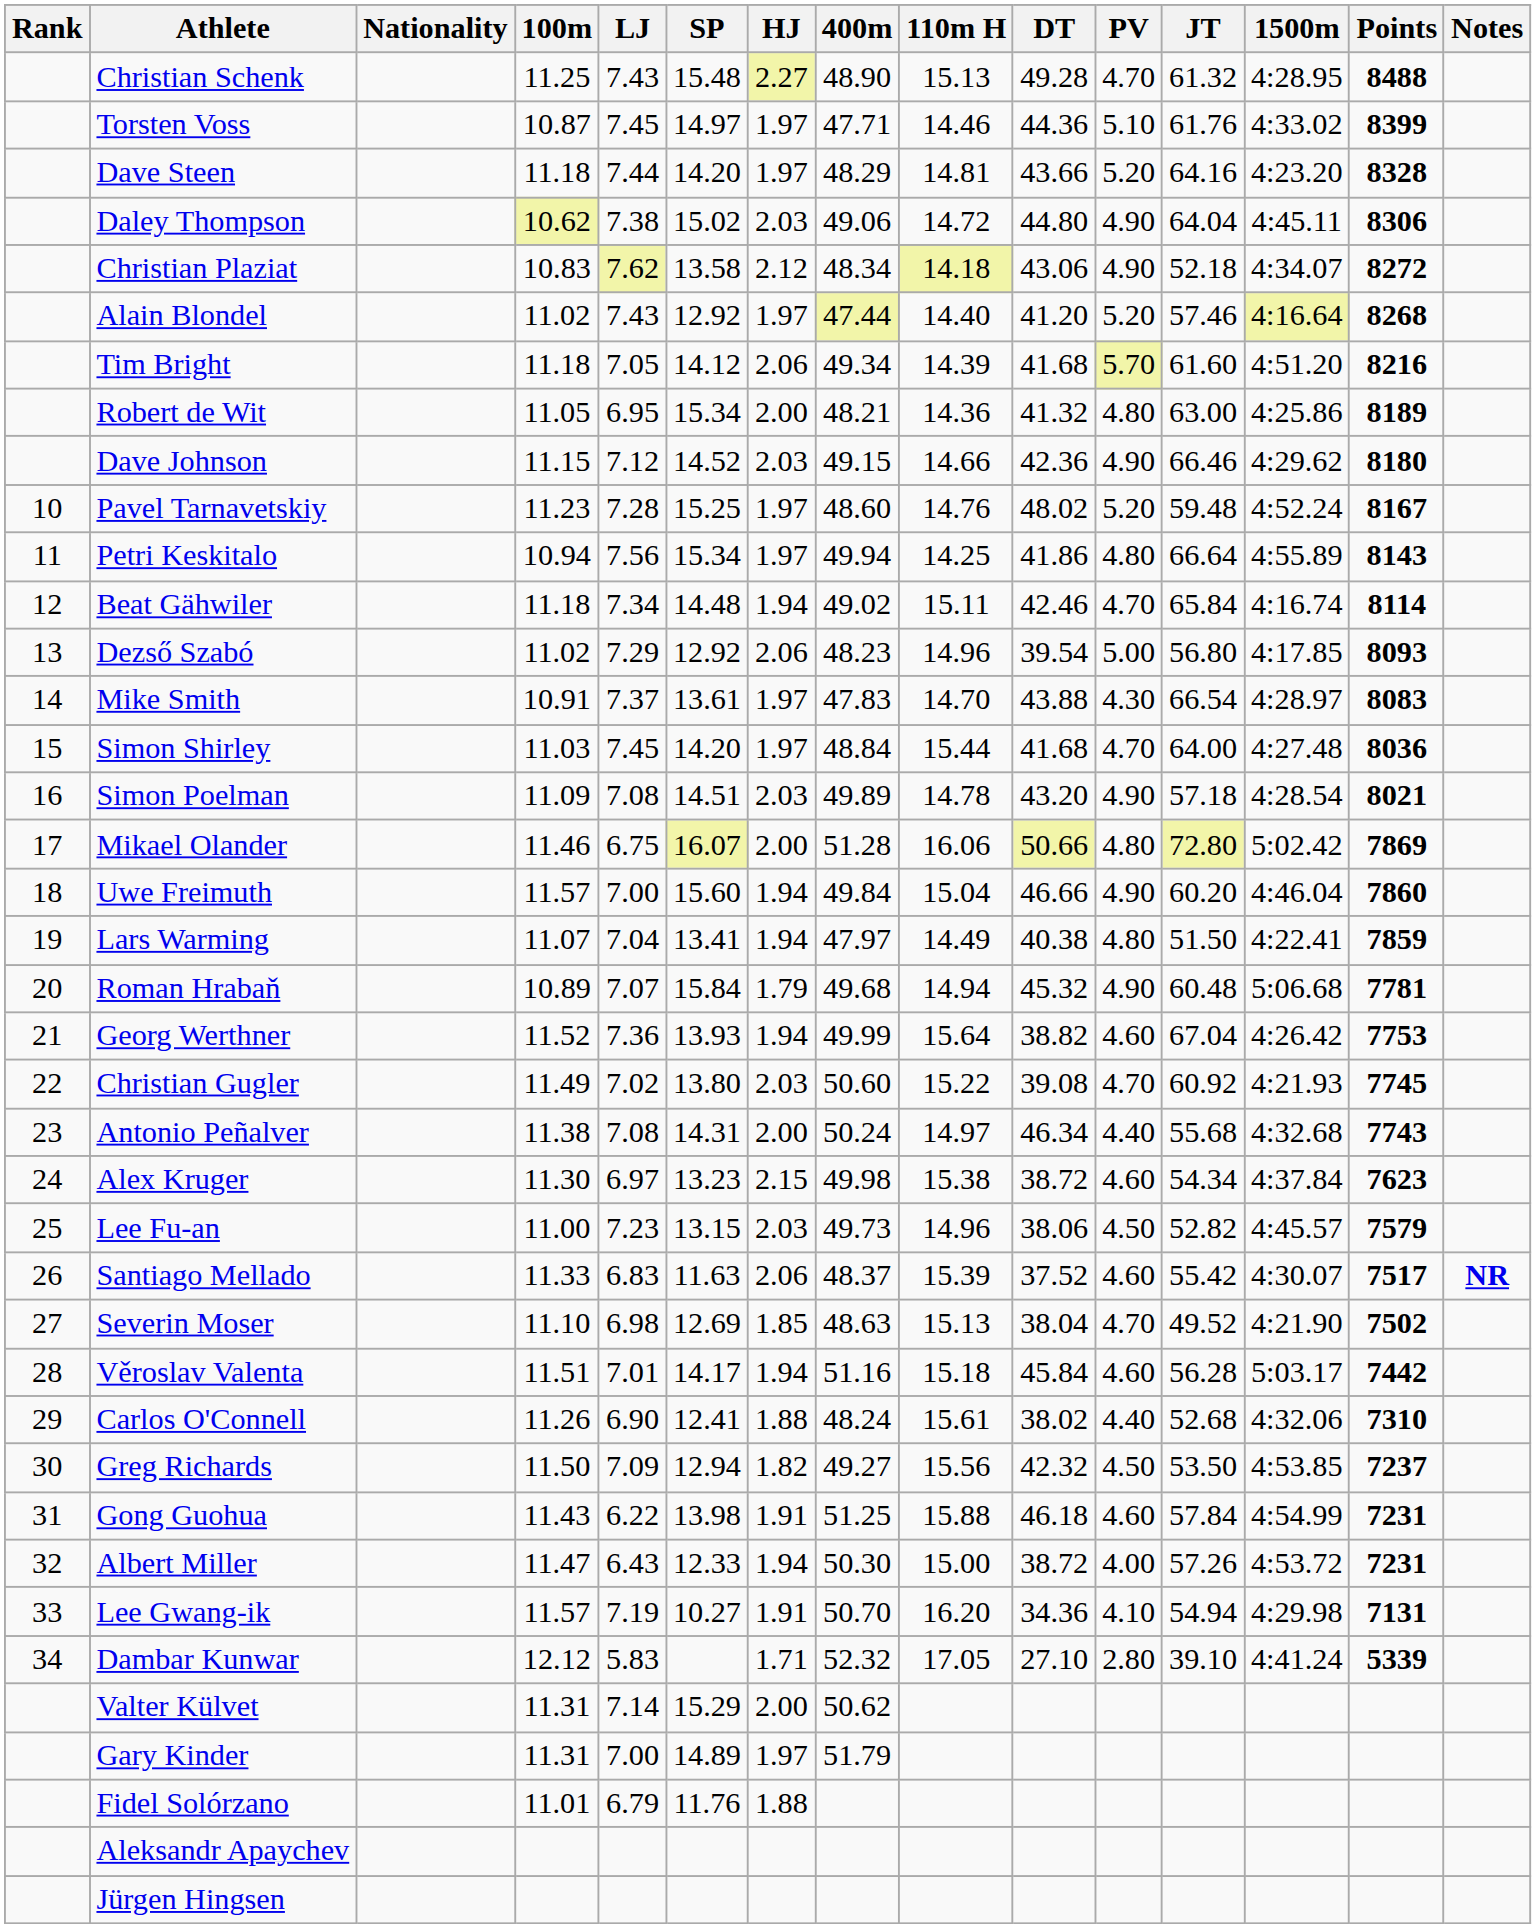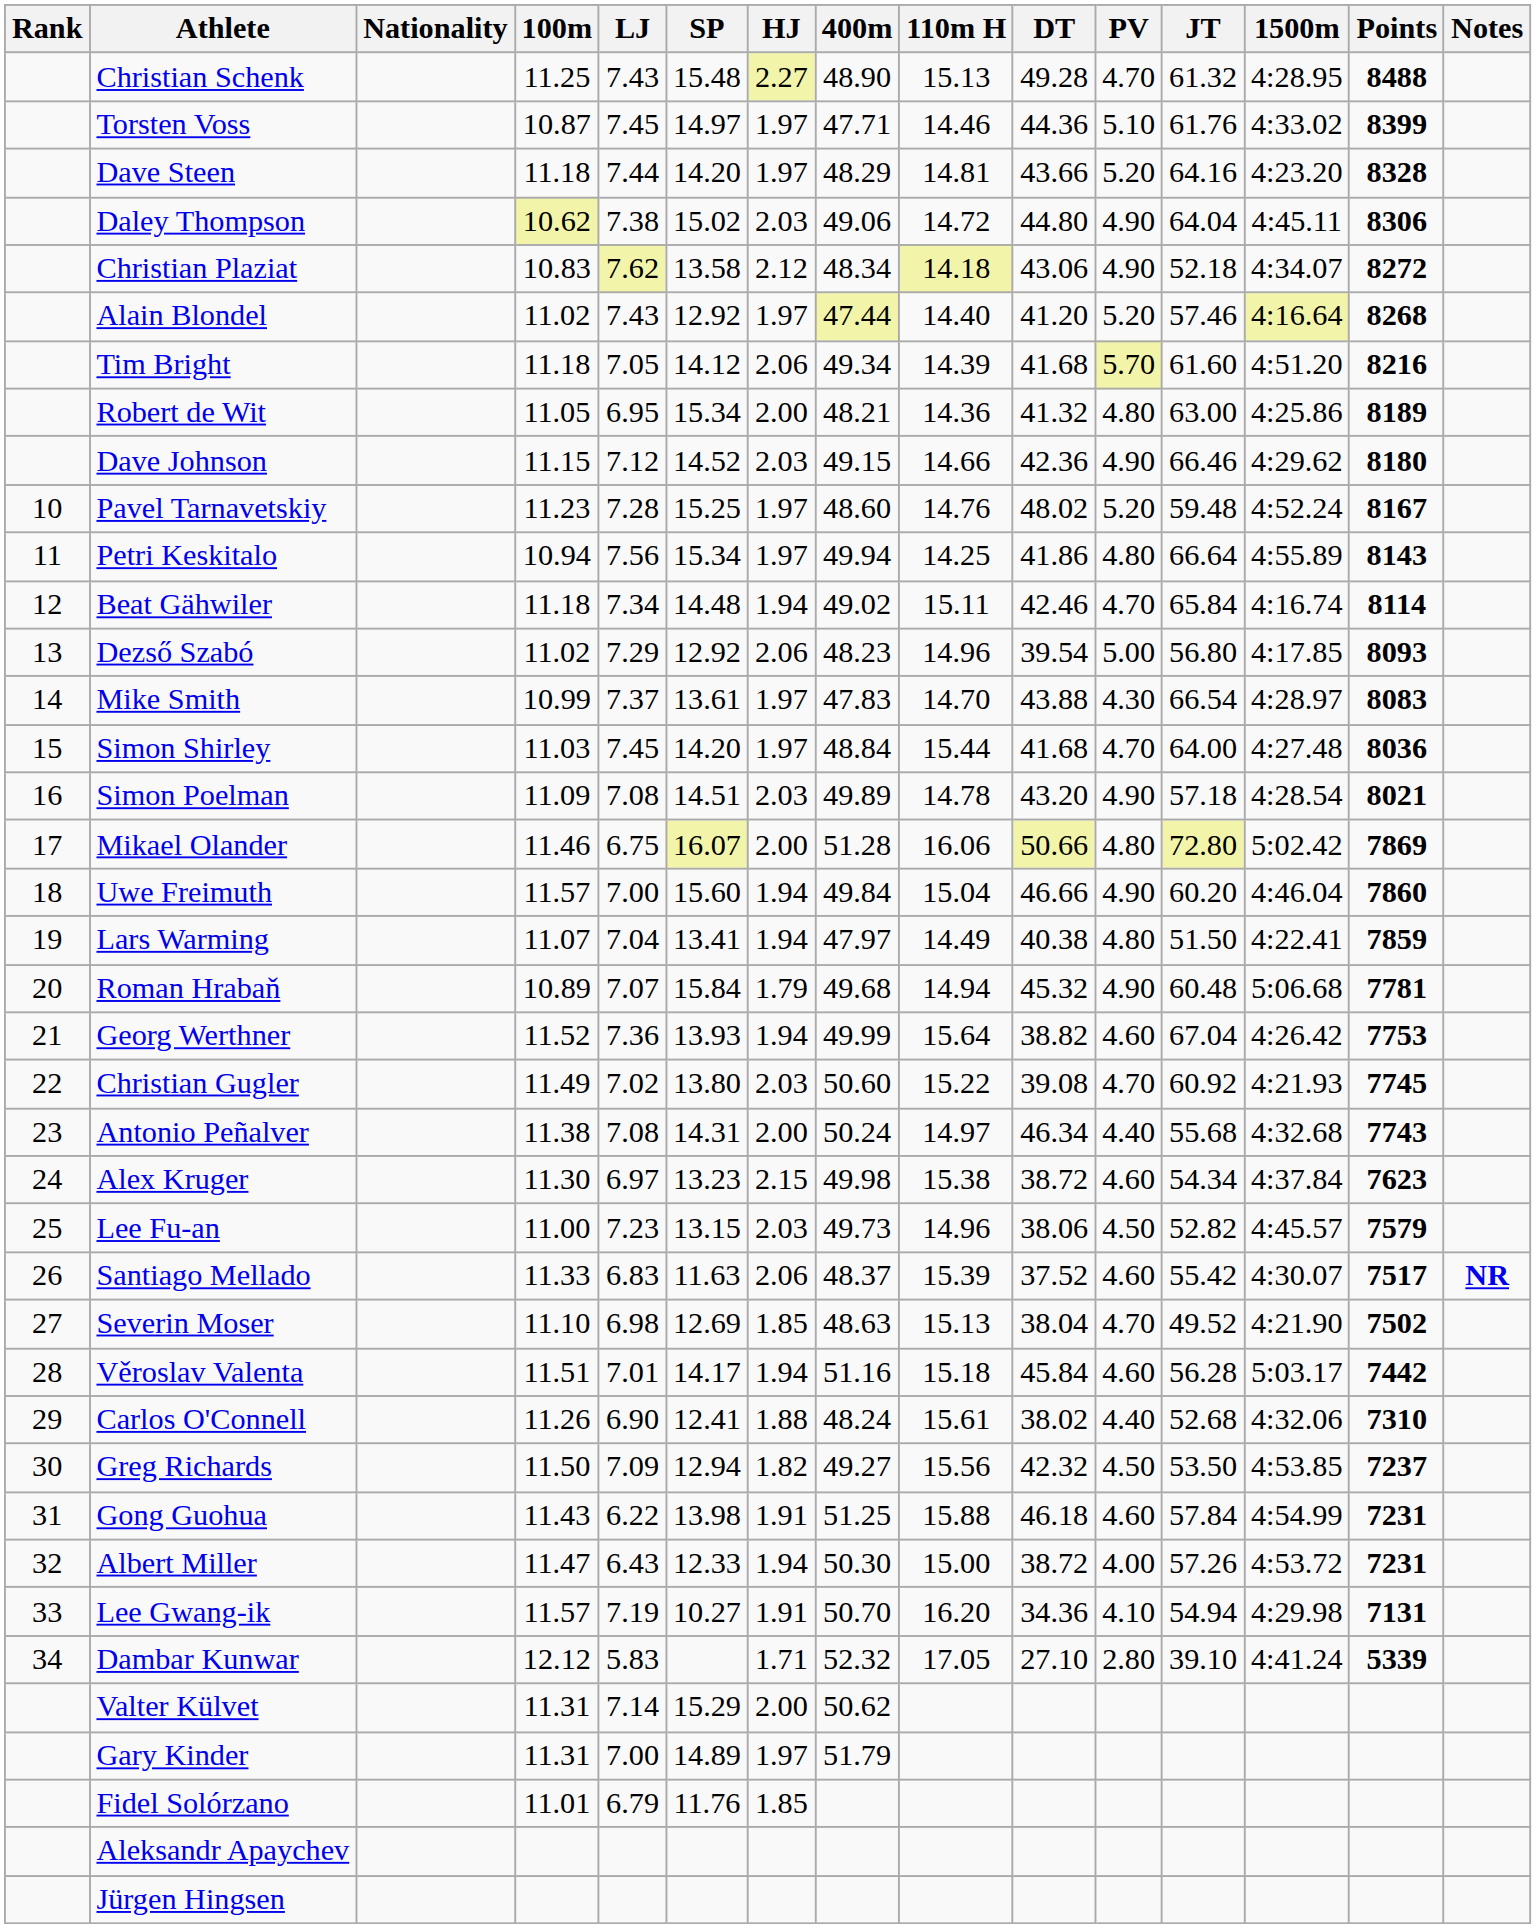(557, 699) 10.91 -> (557, 699) 10.99
(781, 1802) 1.88 -> (781, 1802) 1.85
